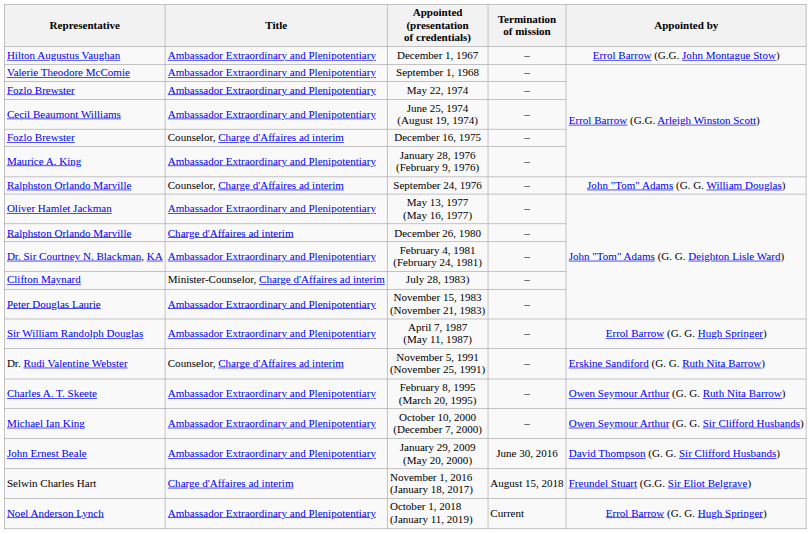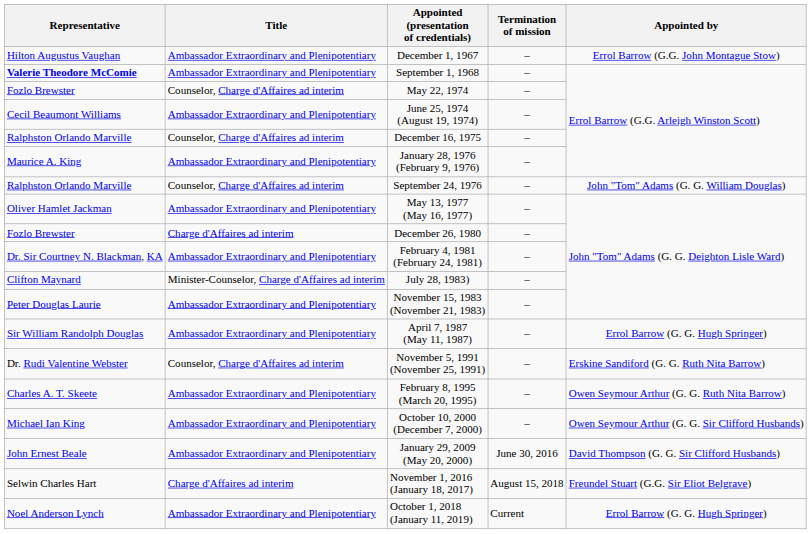(68, 73) normal -> (72, 73) bold
(272, 90) Ambassador Extraordinary and Plenipotentiary -> (256, 90) Counselor, Charge d'Affaires ad interim
(41, 138) Fozlo Brewster -> (69, 138) Ralphston Orlando Marville
(69, 232) Ralphston Orlando Marville -> (41, 232) Fozlo Brewster
